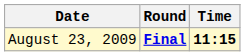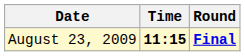columns swapped: (215, 16) <-> (165, 16)
